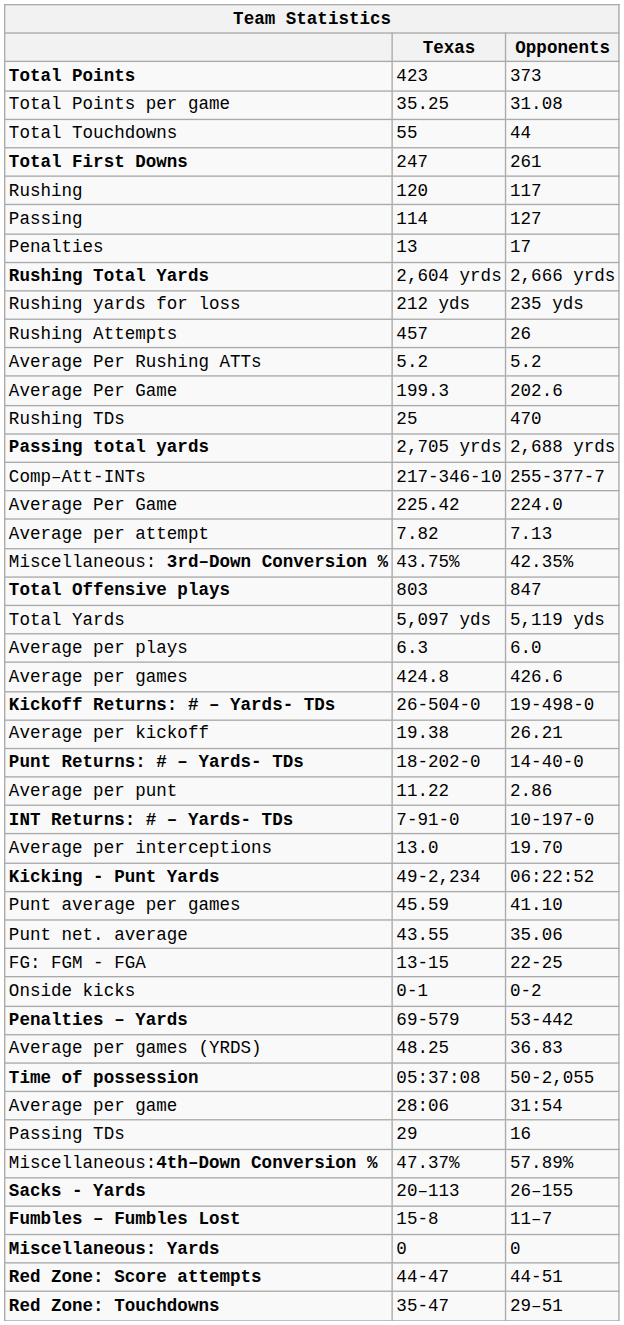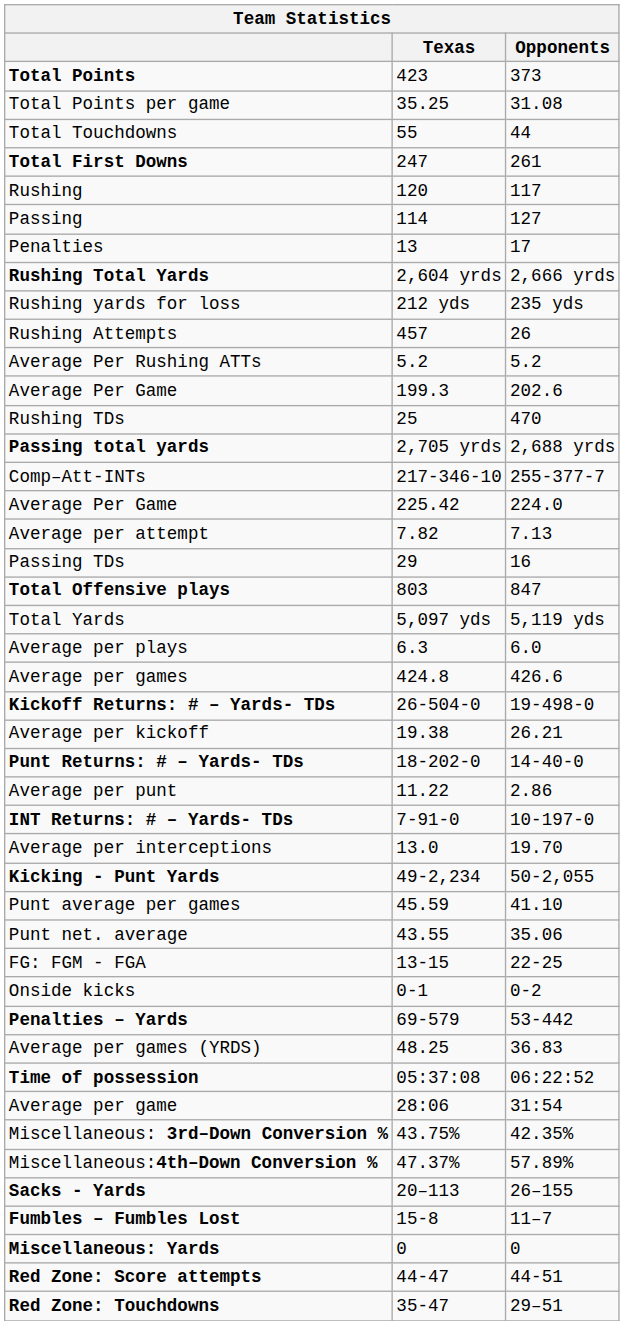rows swapped: (67, 1134) <-> (198, 562)
(552, 877) 06:22:52 -> (552, 877) 50-2,055
(552, 1077) 50-2,055 -> (552, 1077) 06:22:52
